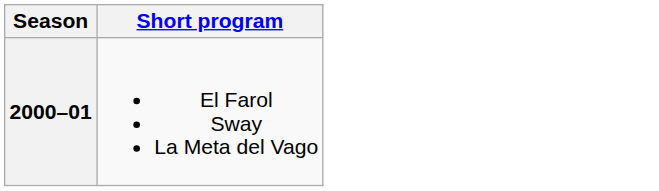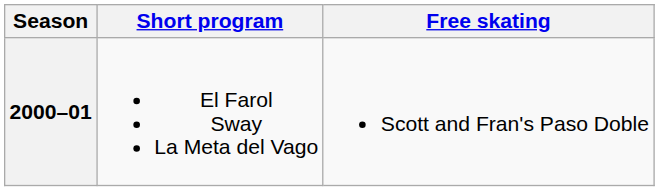+ column: (489, 21)
